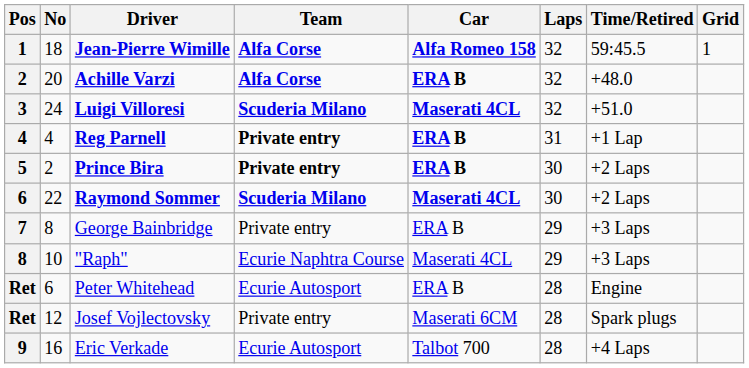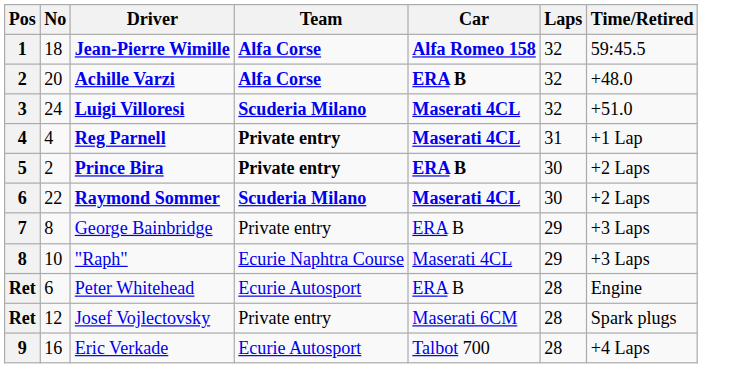- column: (721, 19)
(439, 138) ERA B -> (466, 138) Maserati 4CL
